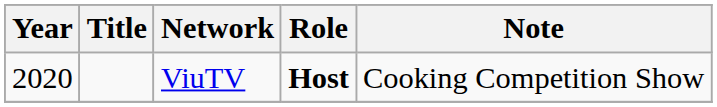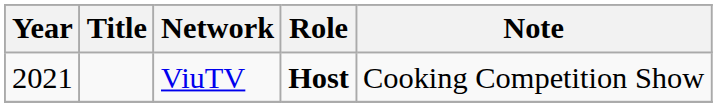(42, 76) 2020 -> (42, 76) 2021
